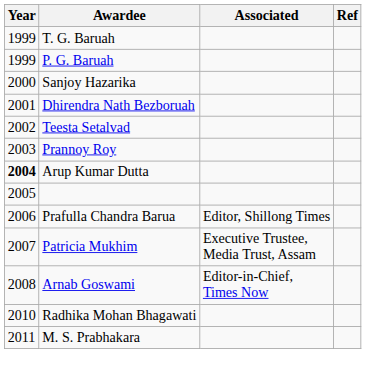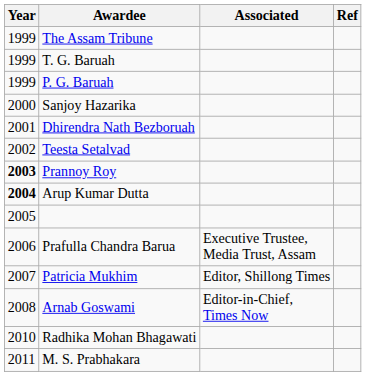+ row: (97, 37)
(22, 149) normal -> (22, 171) bold
(267, 216) Editor, Shillong Times -> (259, 246) Executive Trustee, Media Trust, Assam
(259, 246) Executive Trustee, Media Trust, Assam -> (267, 277) Editor, Shillong Times
